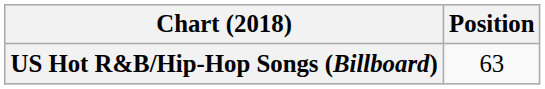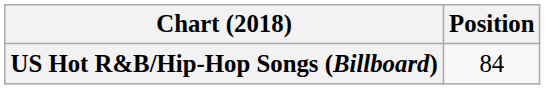(492, 63) 63 -> (492, 63) 84
